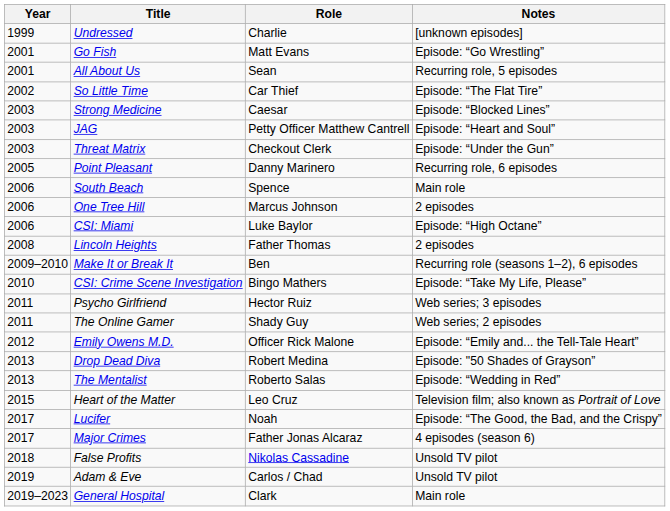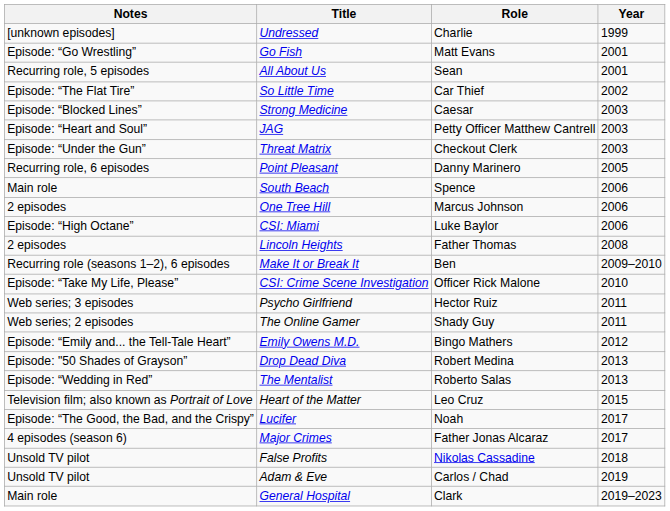columns swapped: (38, 14) <-> (538, 14)
(287, 284) Bingo Mathers -> (487, 284) Officer Rick Malone
(301, 341) Officer Rick Malone -> (473, 341) Bingo Mathers
